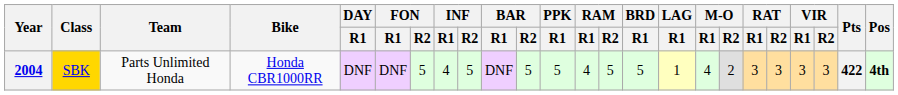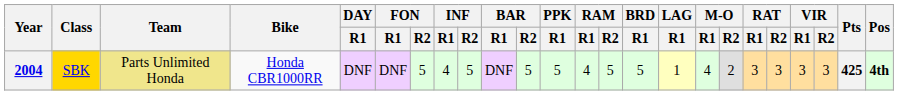(165, 70) no background -> (165, 70) khaki background
(852, 70) 422 -> (852, 70) 425
